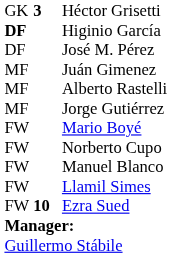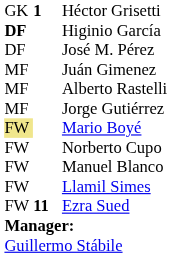(37, 10) 3 -> (37, 10) 1
(17, 127) no background -> (17, 127) khaki background
(41, 206) 10 -> (41, 206) 11
